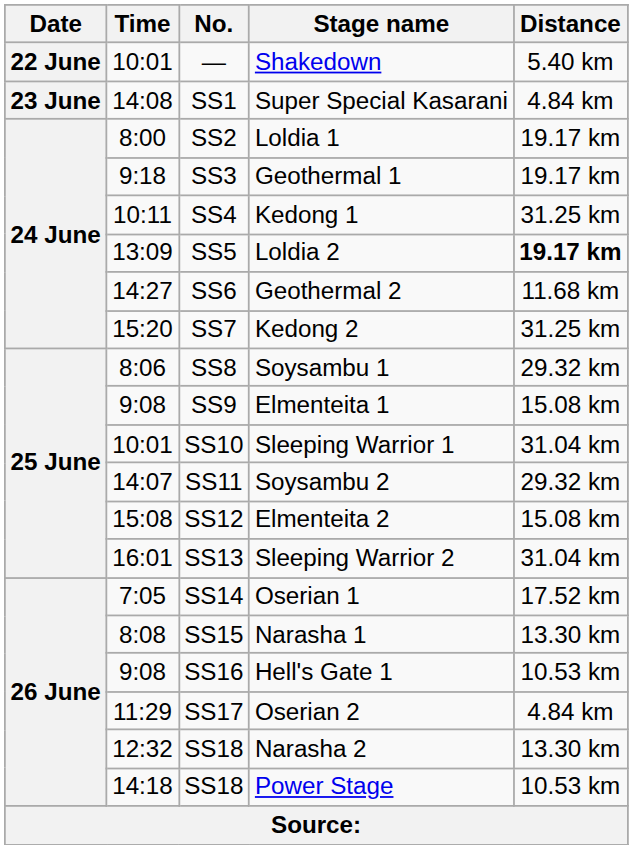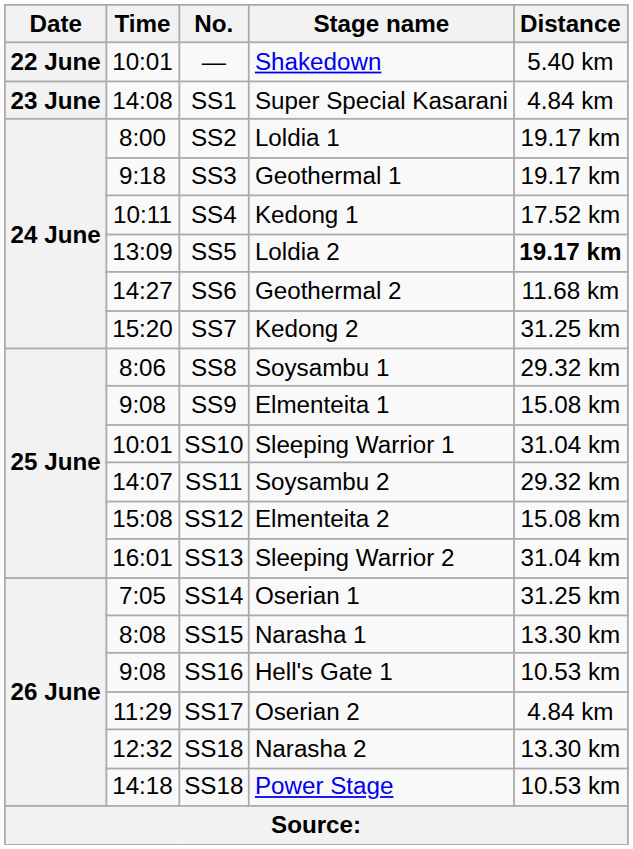(570, 214) 31.25 km -> (570, 214) 17.52 km
(570, 596) 17.52 km -> (570, 596) 31.25 km
